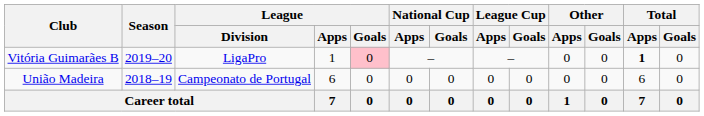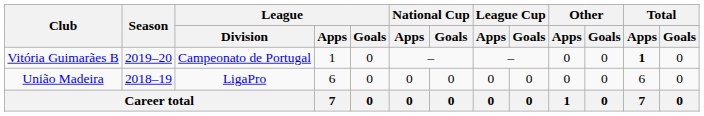(245, 57) LigaPro -> (245, 57) Campeonato de Portugal
(370, 57) pink background -> (370, 57) no background
(245, 79) Campeonato de Portugal -> (245, 79) LigaPro
